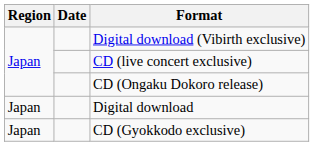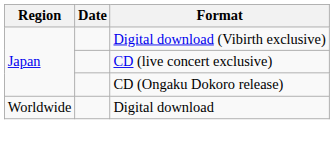(24, 107) Japan -> (40, 107) Worldwide
- row: (169, 130)
